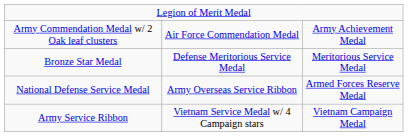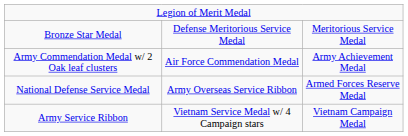rows swapped: (83, 62) <-> (83, 34)
